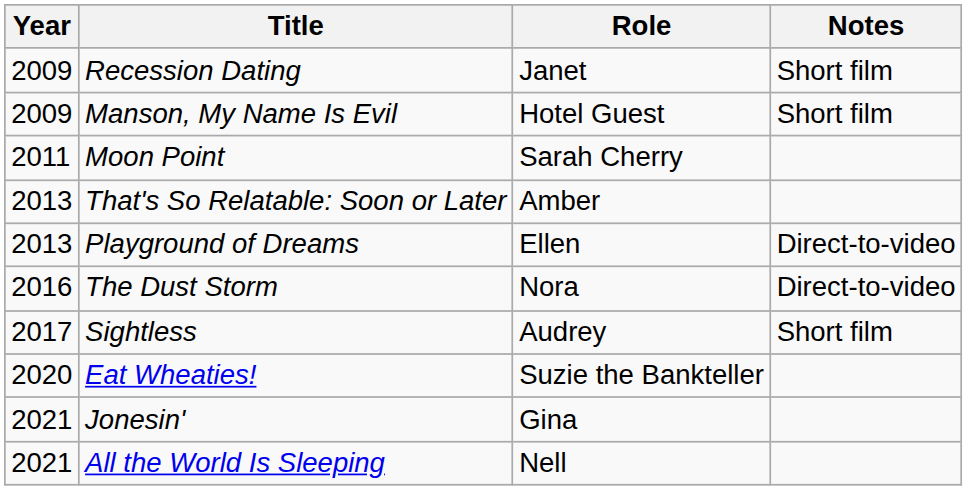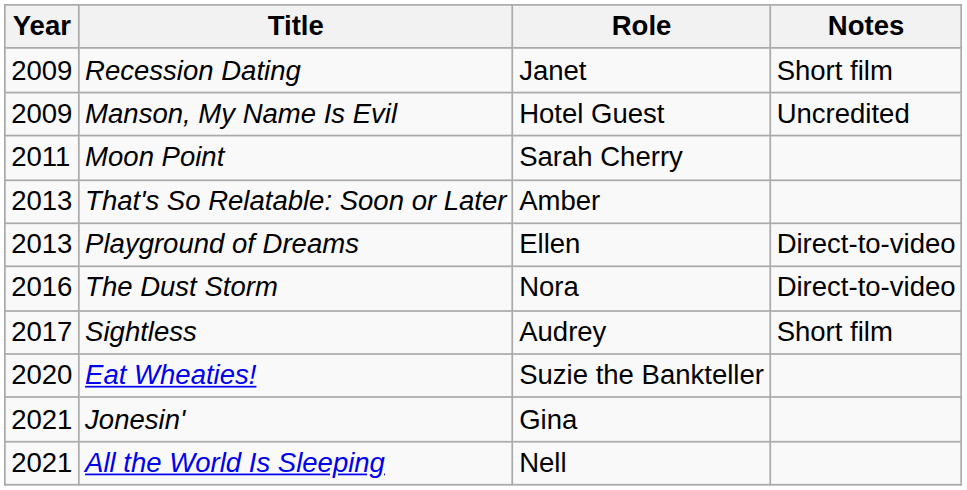(835, 113) Short film -> (843, 113) Uncredited
